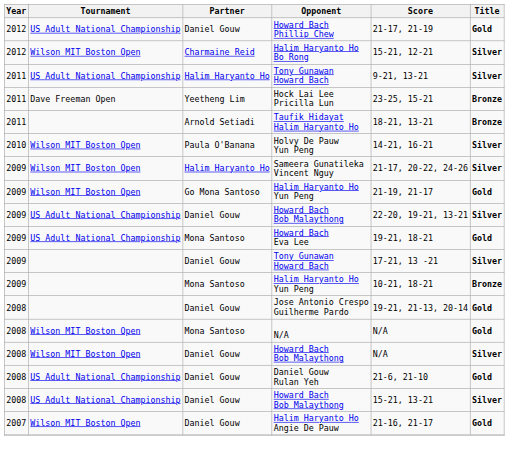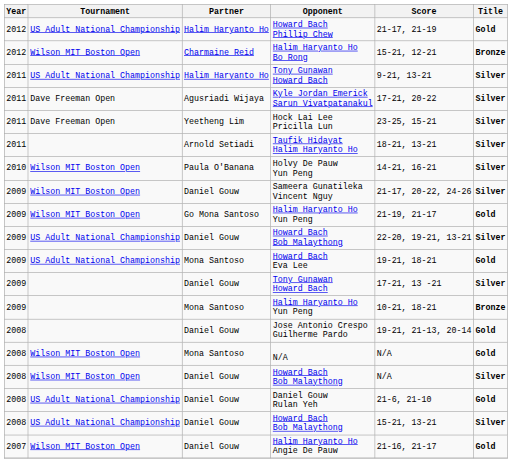(212, 29) Daniel Gouw -> (226, 29) Halim Haryanto Ho
(487, 53) Silver -> (490, 53) Bronze
+ row: (73, 99)
(487, 99) Bronze -> (490, 122) Silver
(487, 122) Bronze -> (490, 145) Silver
(227, 168) Halim Haryanto Ho -> (211, 192) Daniel Gouw
